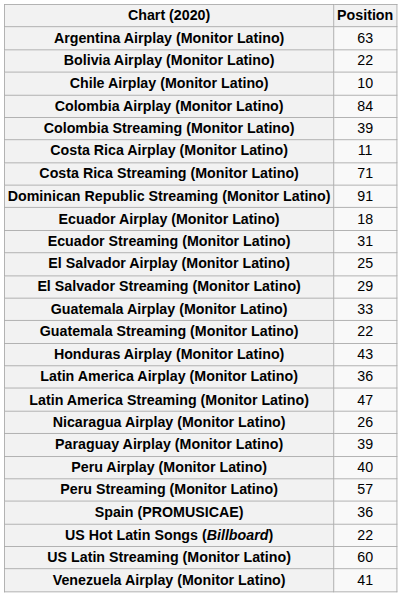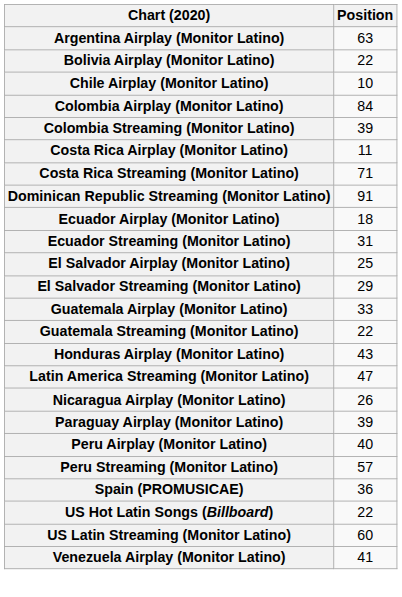- row: (169, 377)
